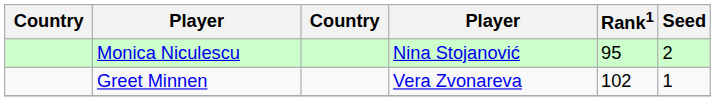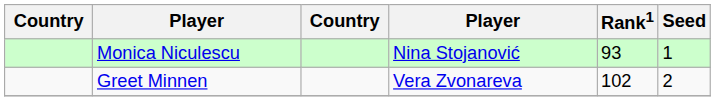(611, 52) 95 -> (611, 52) 93
(668, 52) 2 -> (668, 52) 1
(668, 81) 1 -> (668, 81) 2
